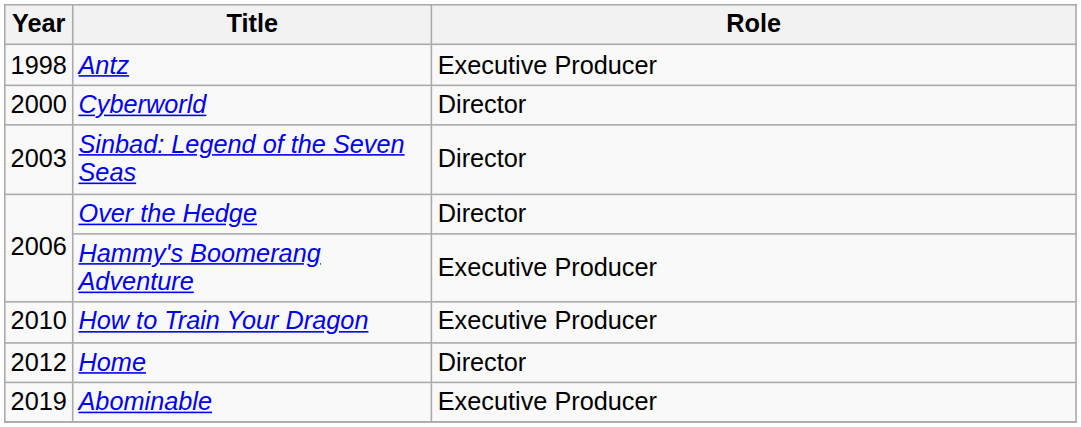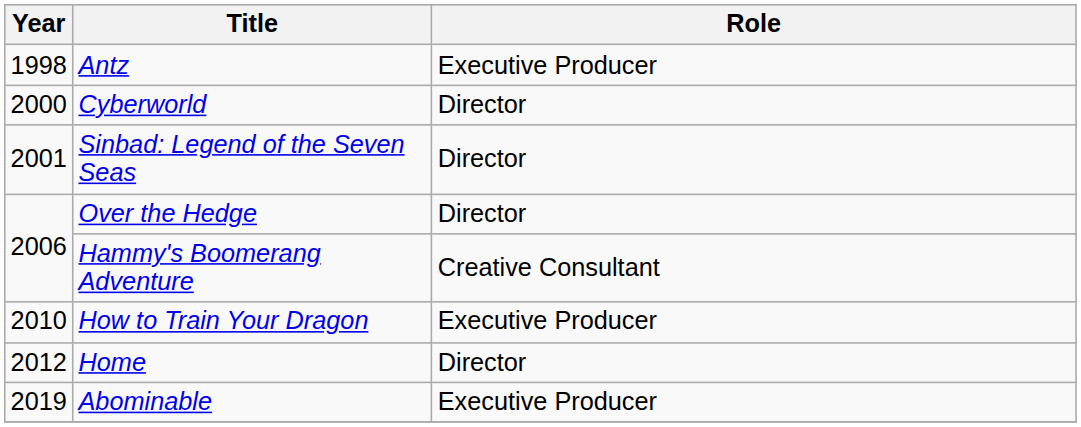(39, 159) 2003 -> (39, 159) 2001
(547, 267) Executive Producer -> (549, 267) Creative Consultant
